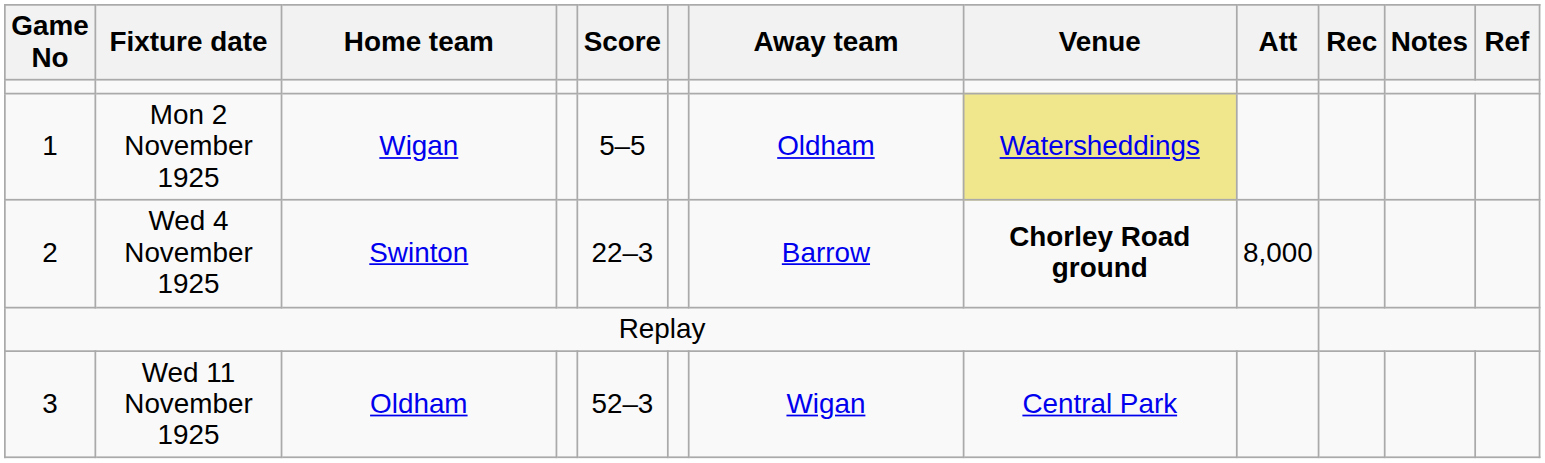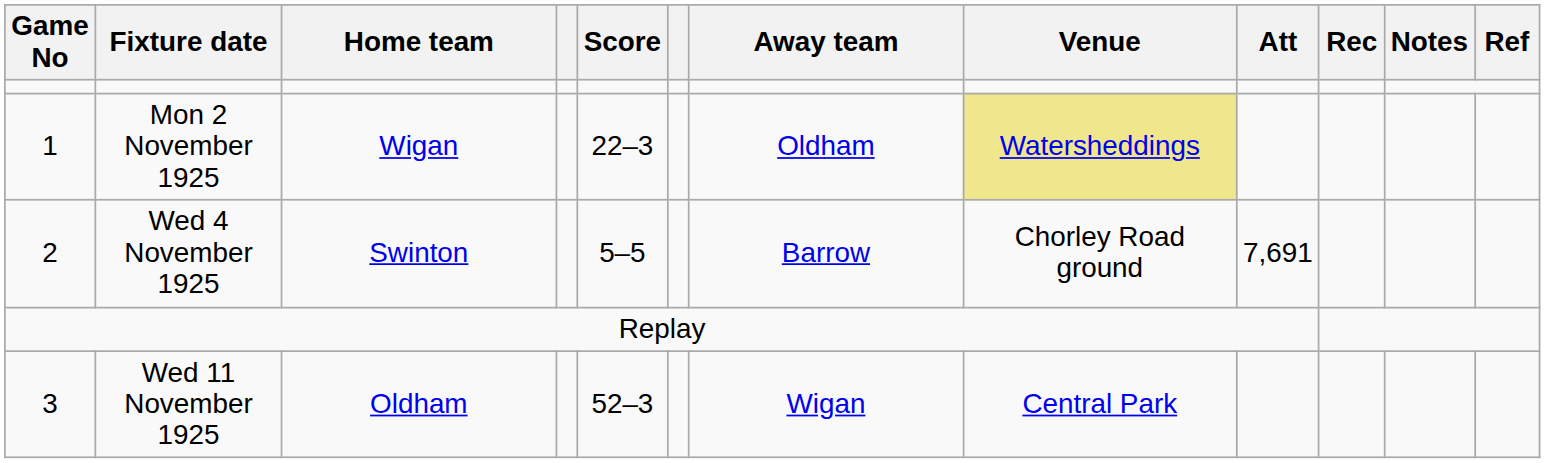(622, 146) 5–5 -> (622, 146) 22–3
(622, 252) 22–3 -> (622, 252) 5–5
(1100, 252) bold -> (1100, 252) normal
(1278, 252) 8,000 -> (1278, 252) 7,691
